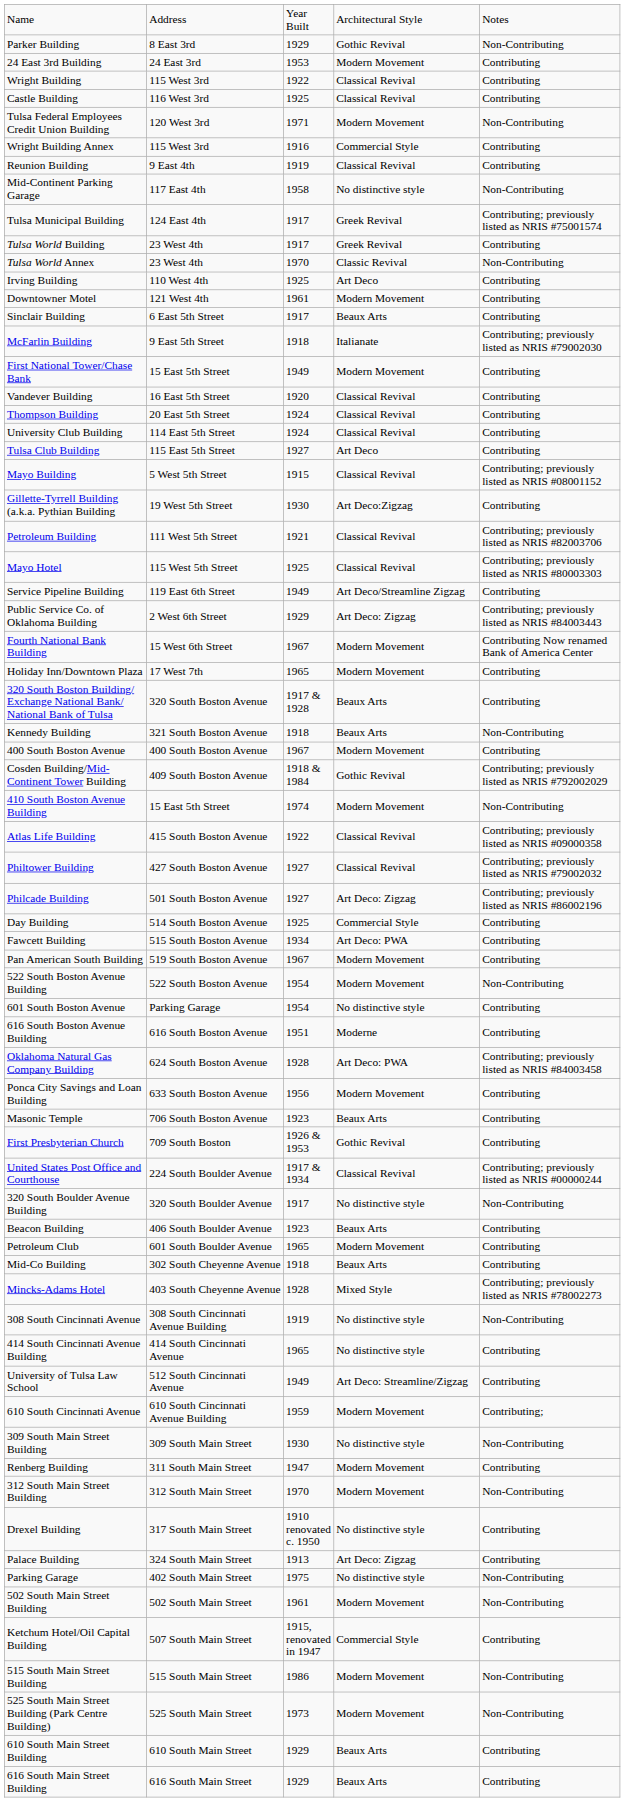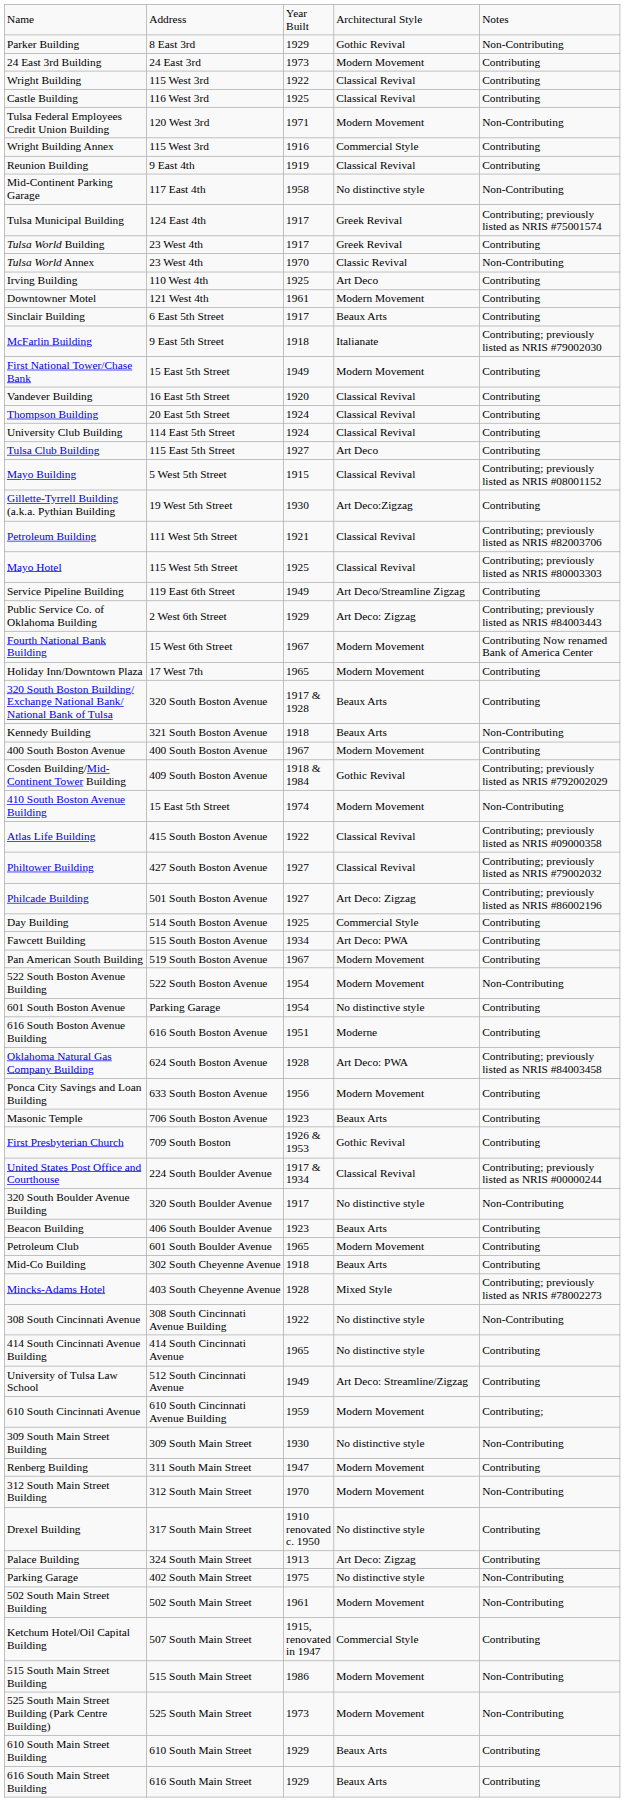(297, 62) 1953 -> (297, 62) 1973
(297, 1319) 1919 -> (297, 1319) 1922
